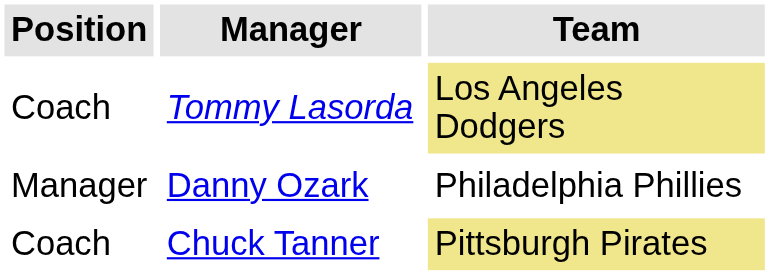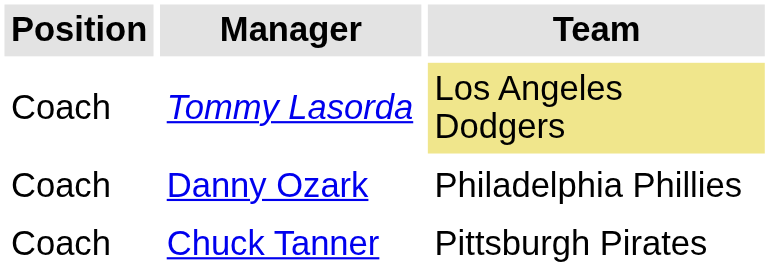(79, 185) Manager -> (61, 185) Coach
(571, 243) khaki background -> (571, 243) no background
